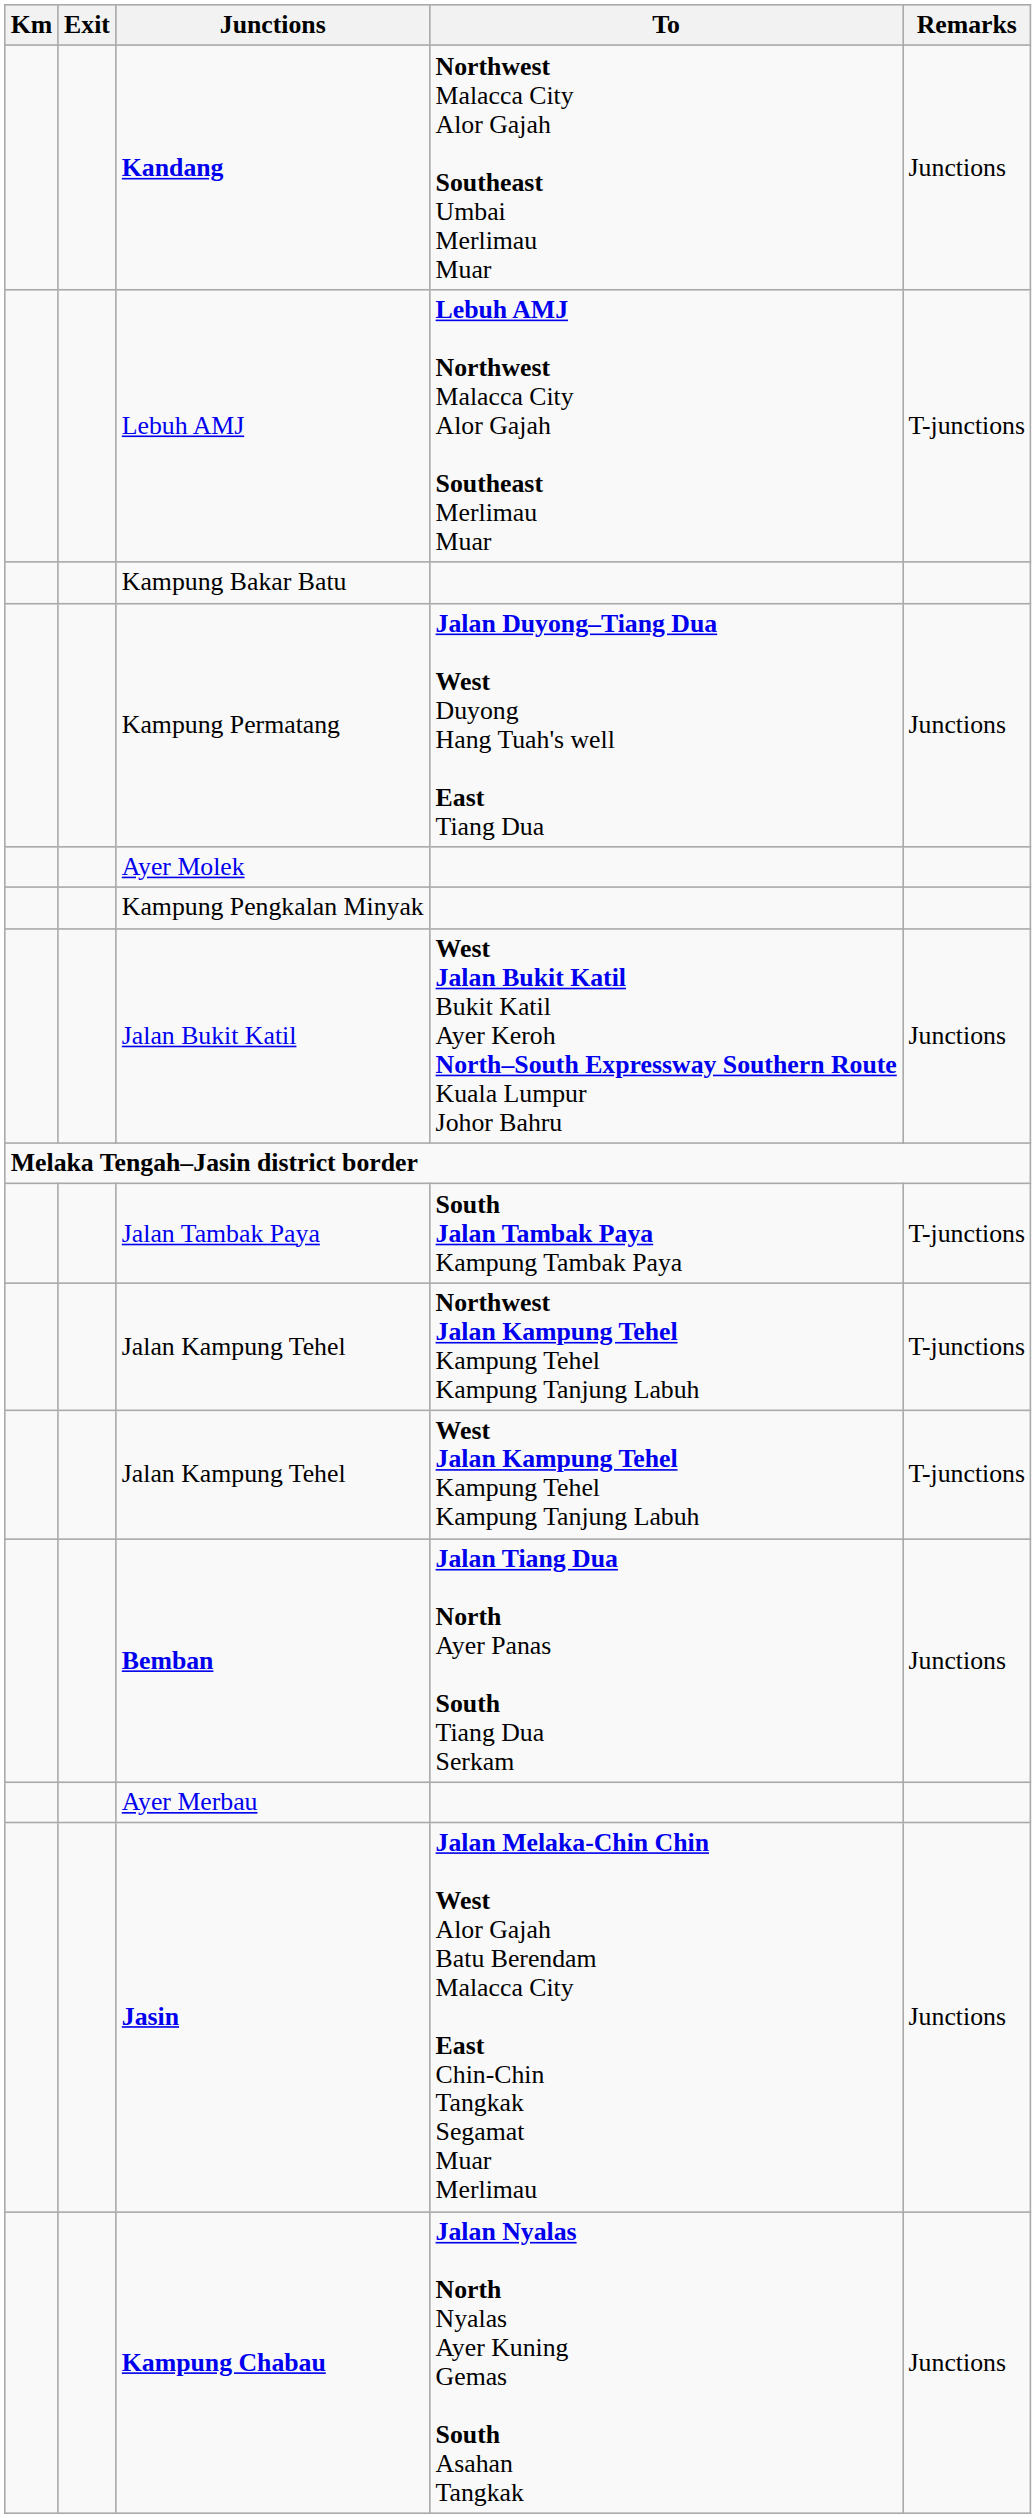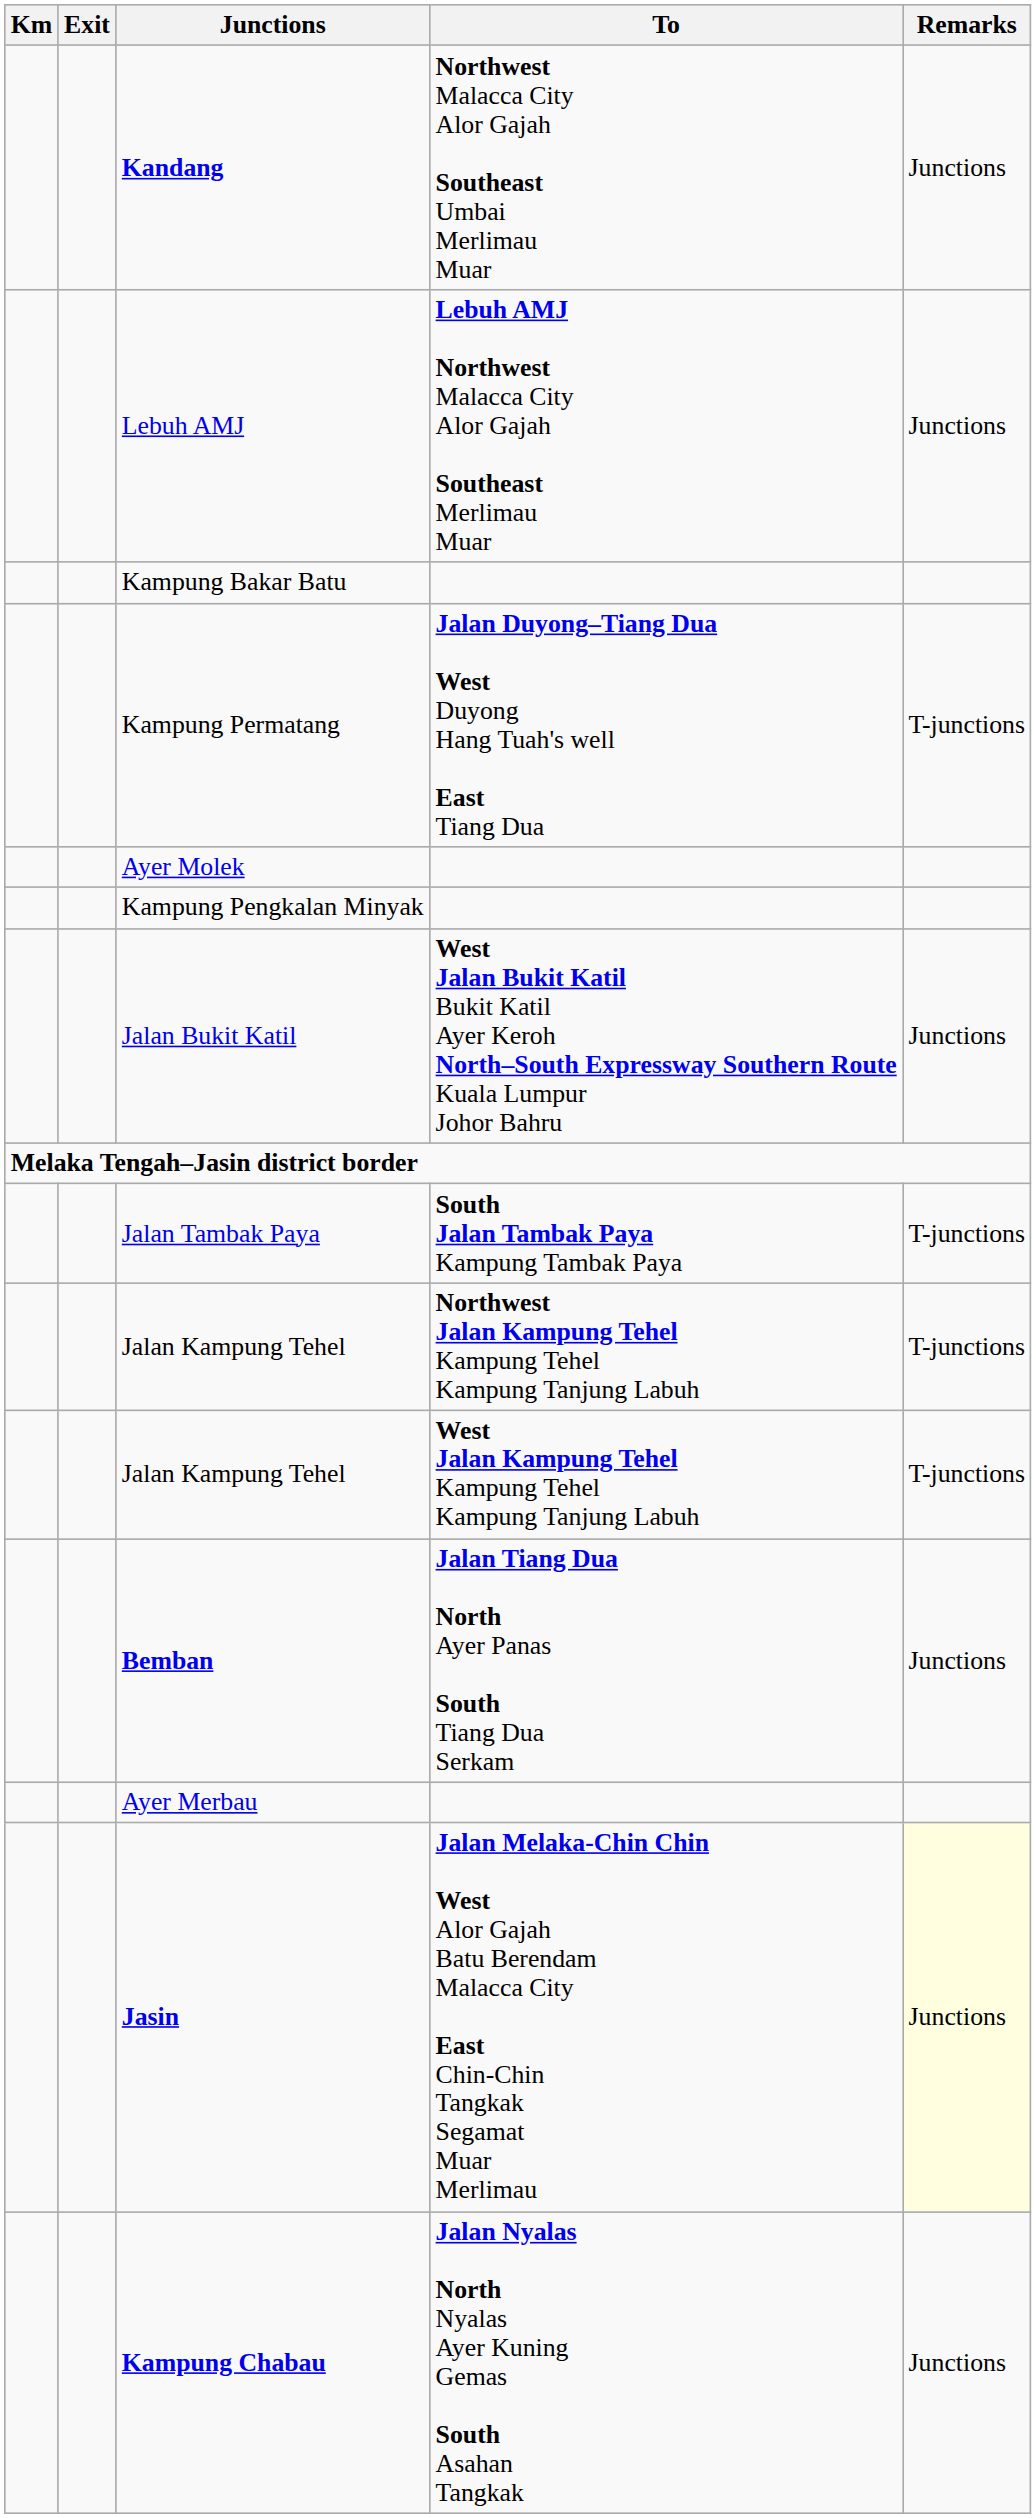(967, 425) T-junctions -> (957, 425) Junctions
(957, 724) Junctions -> (967, 724) T-junctions
(957, 2016) no background -> (957, 2016) lightyellow background
